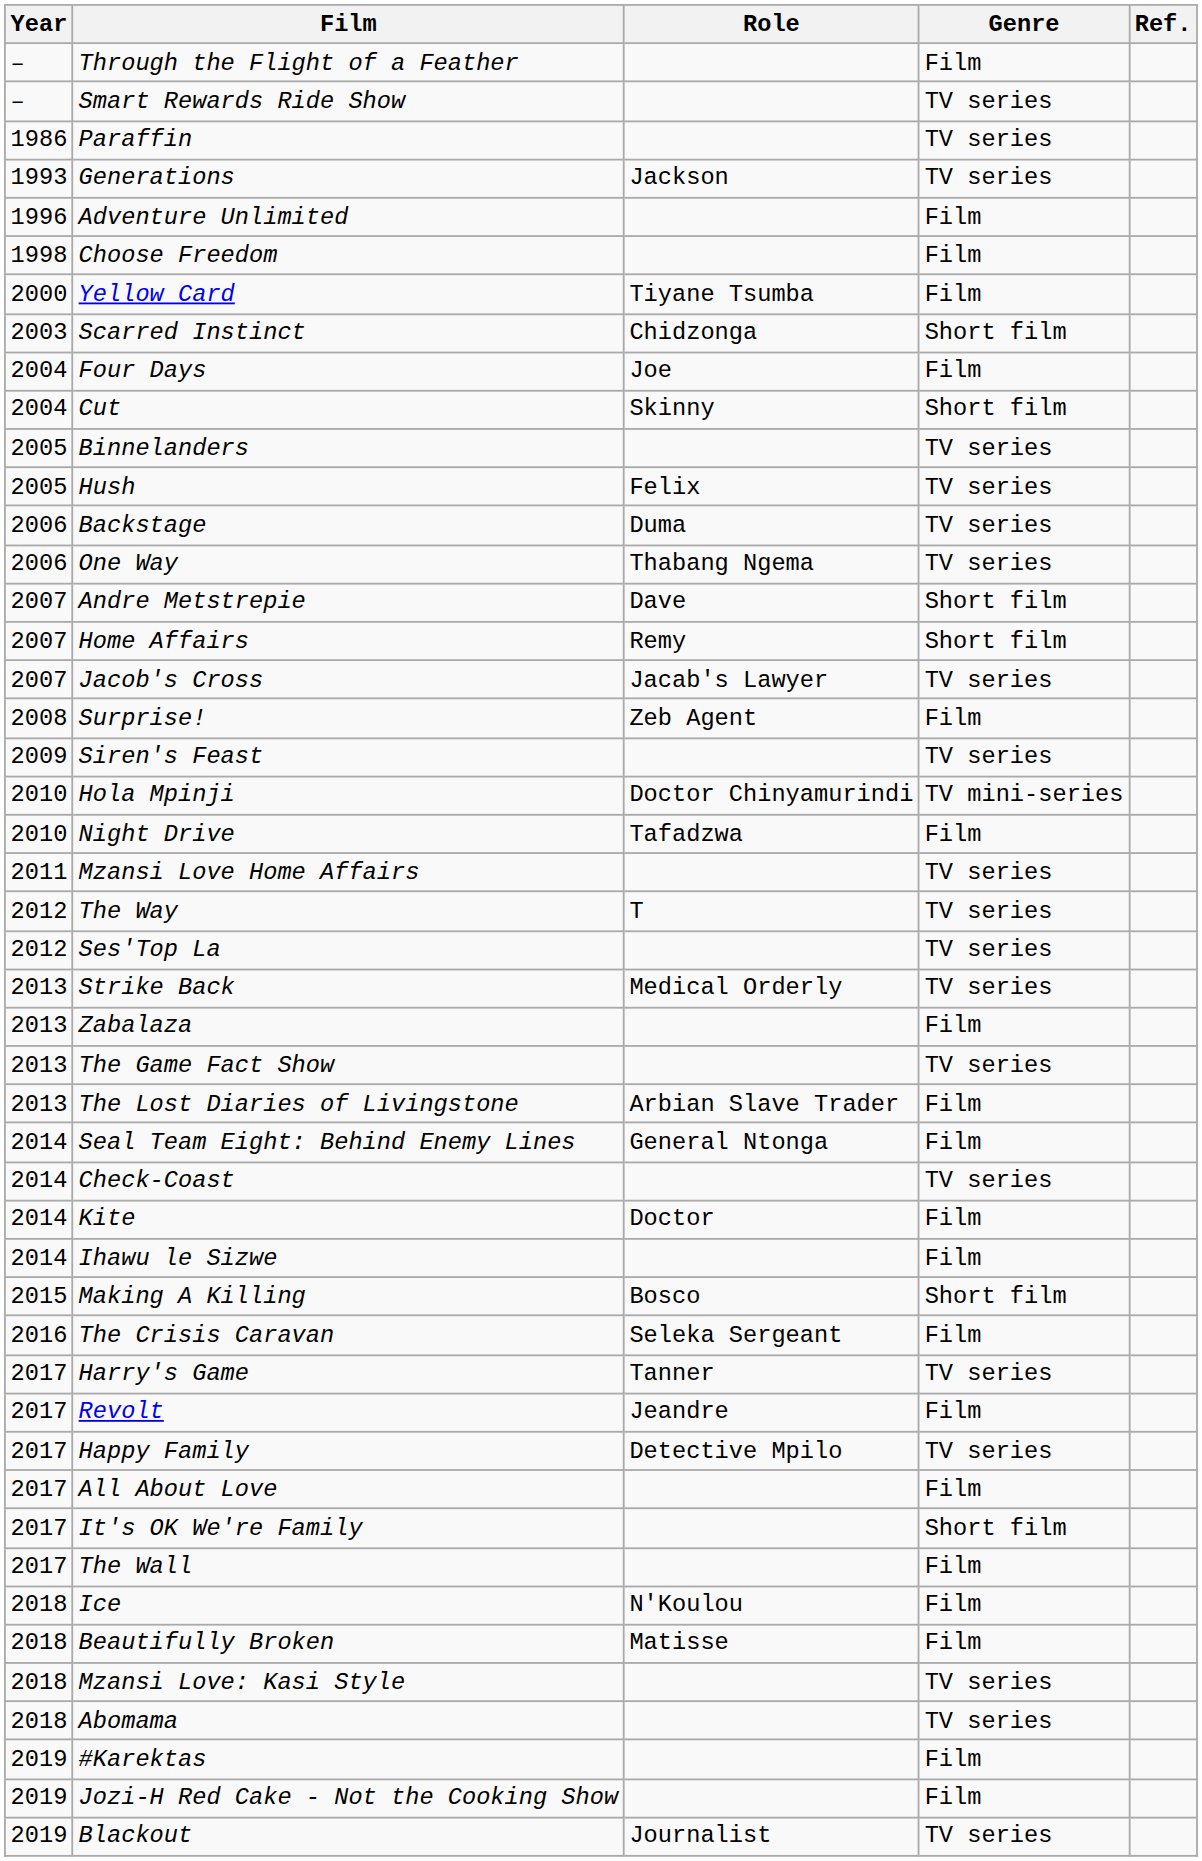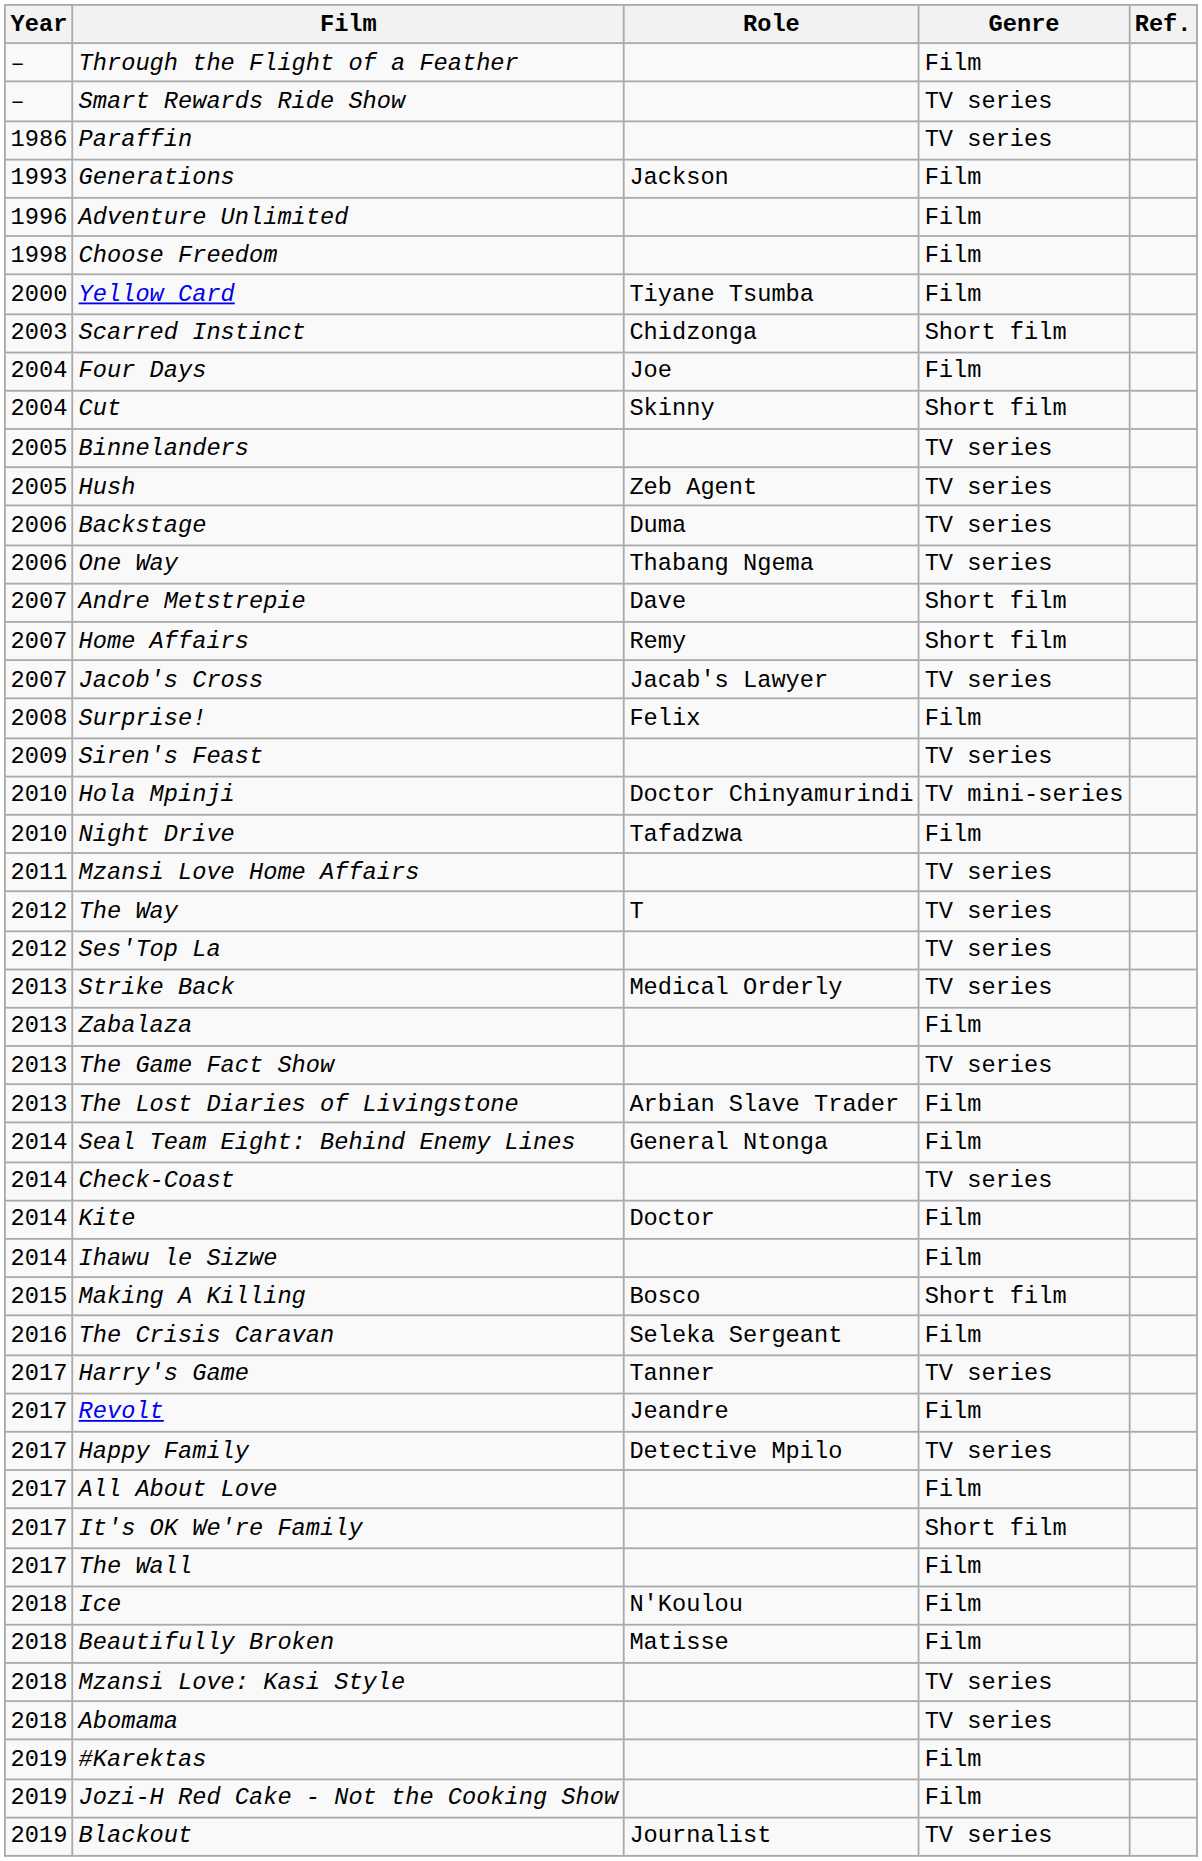(989, 178) TV series -> (953, 178) Film
(665, 487) Felix -> (693, 487) Zeb Agent
(693, 718) Zeb Agent -> (665, 718) Felix
